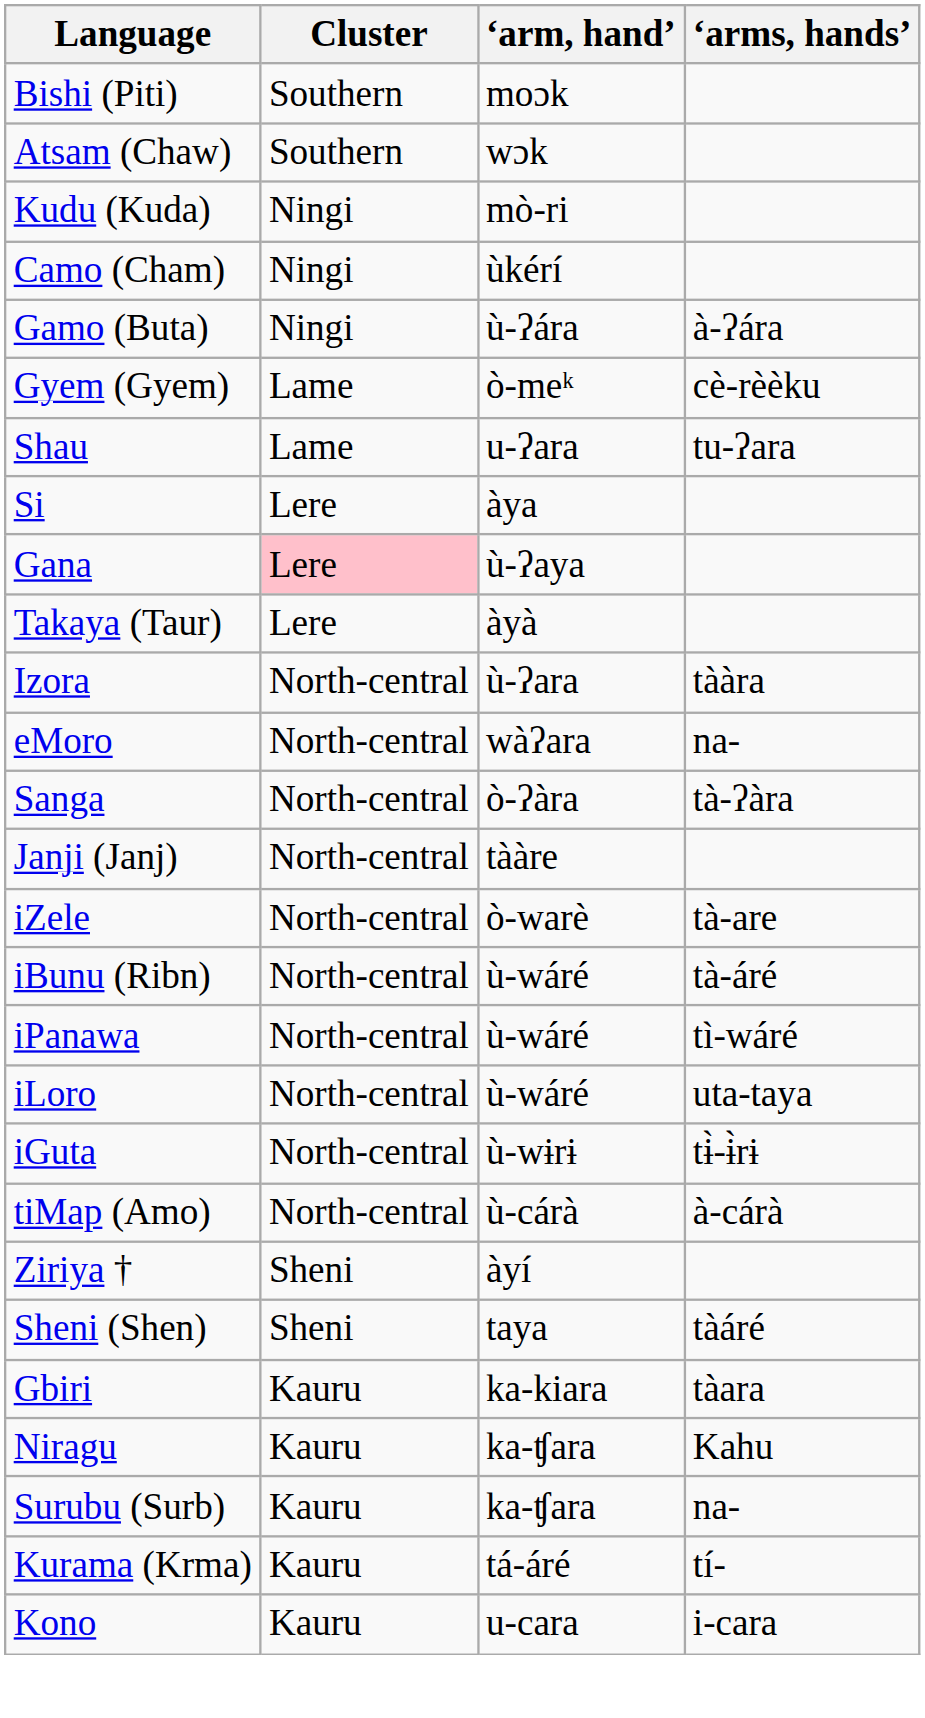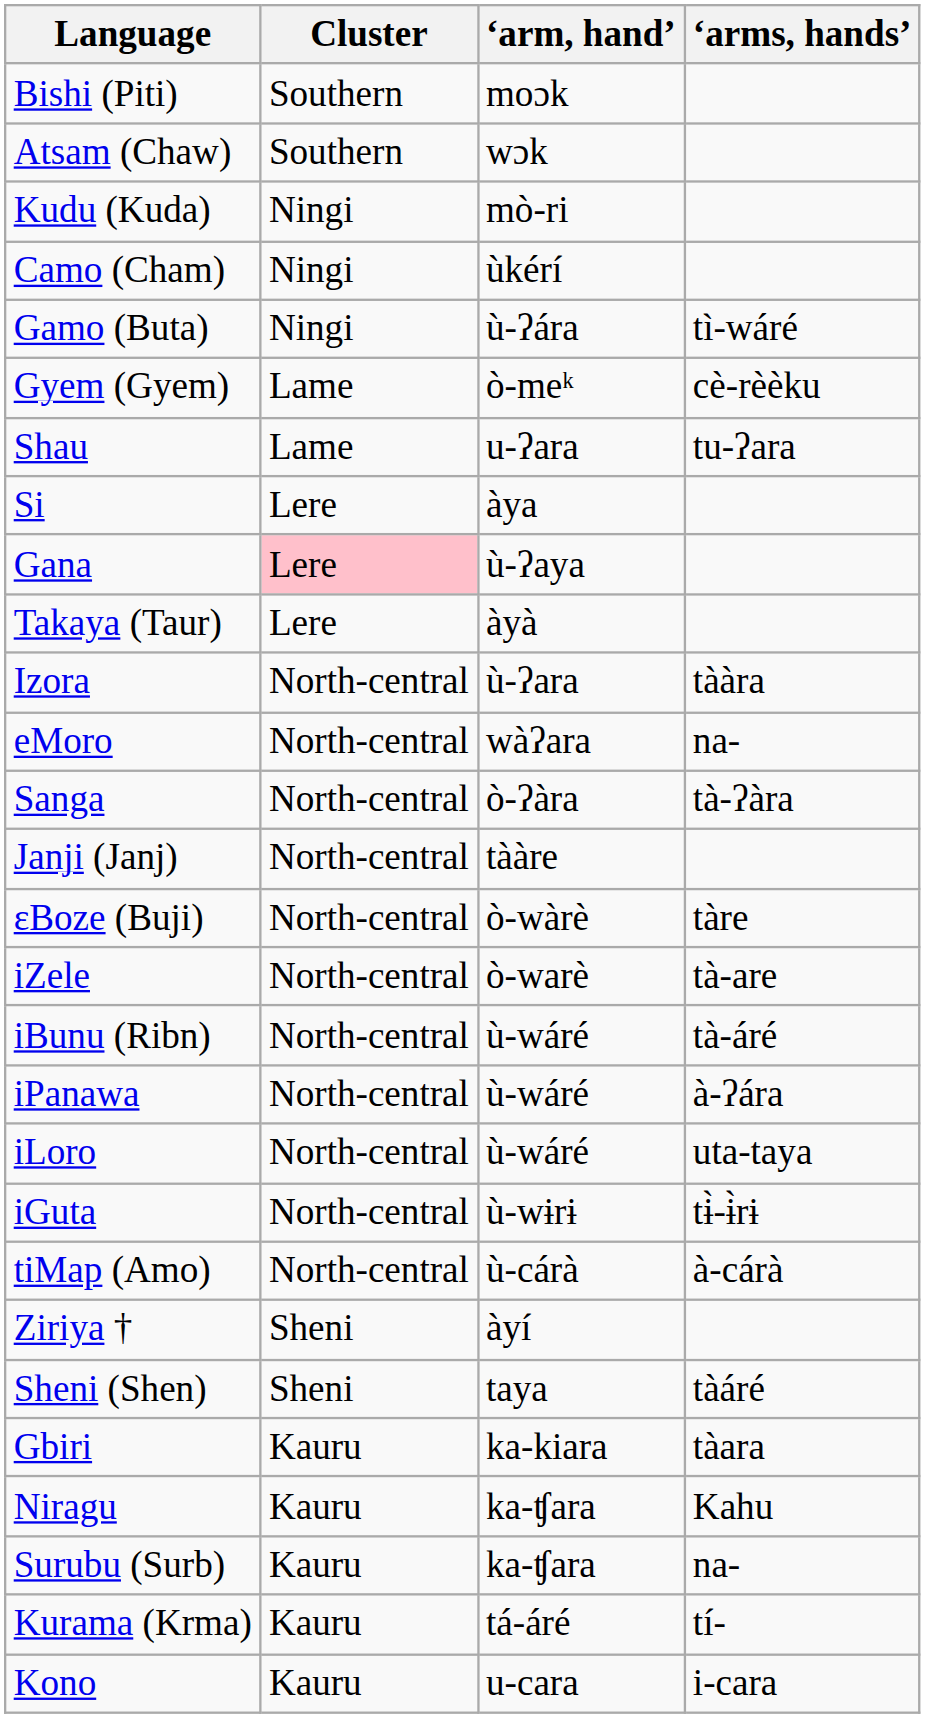(738, 328) à-ʔára -> (745, 328) tì-wáré
+ row: (109, 916)
(745, 1034) tì-wáré -> (738, 1093) à-ʔára
